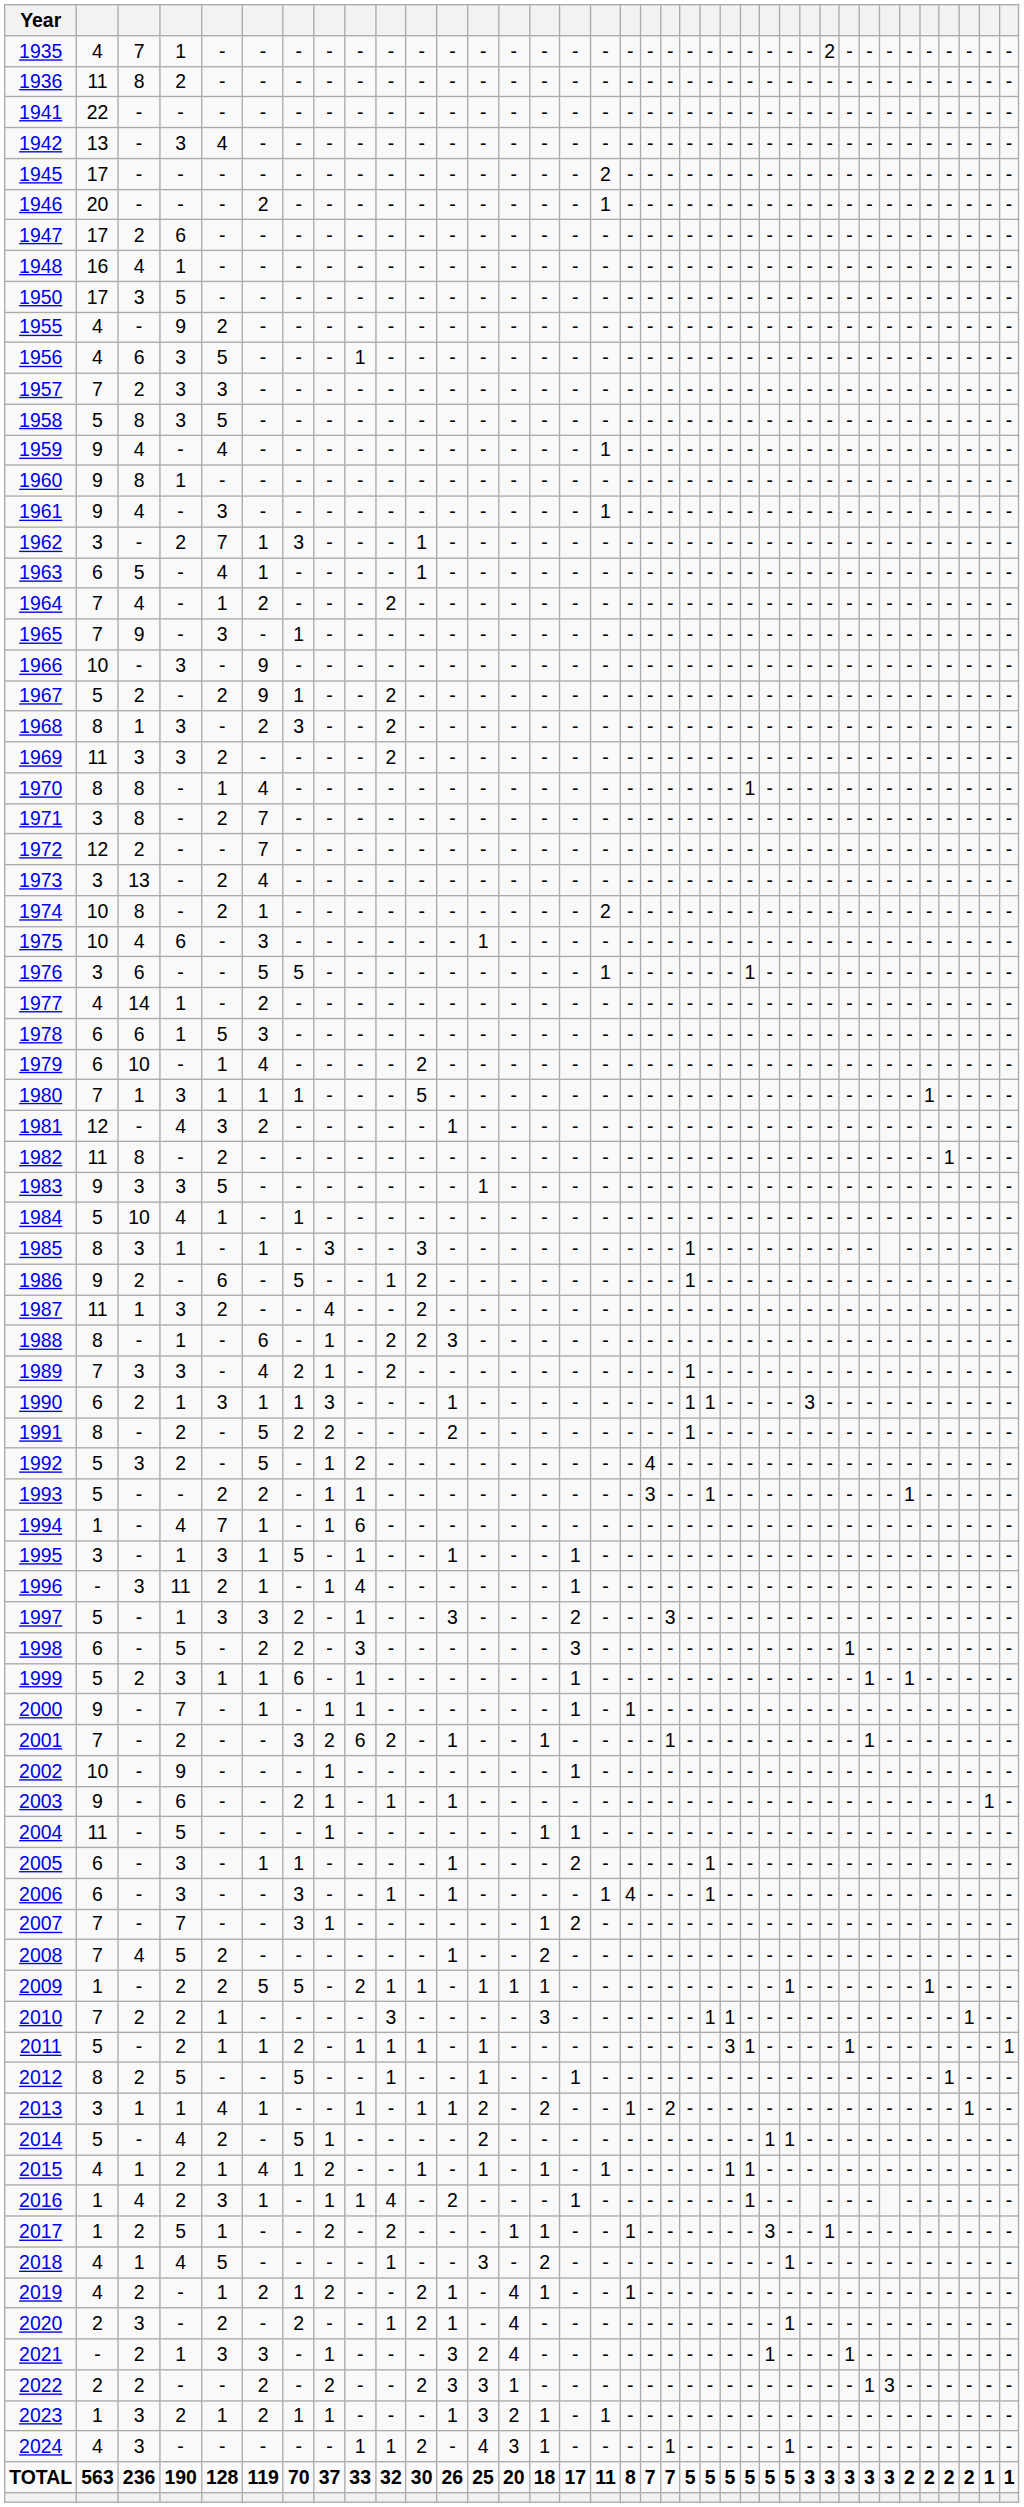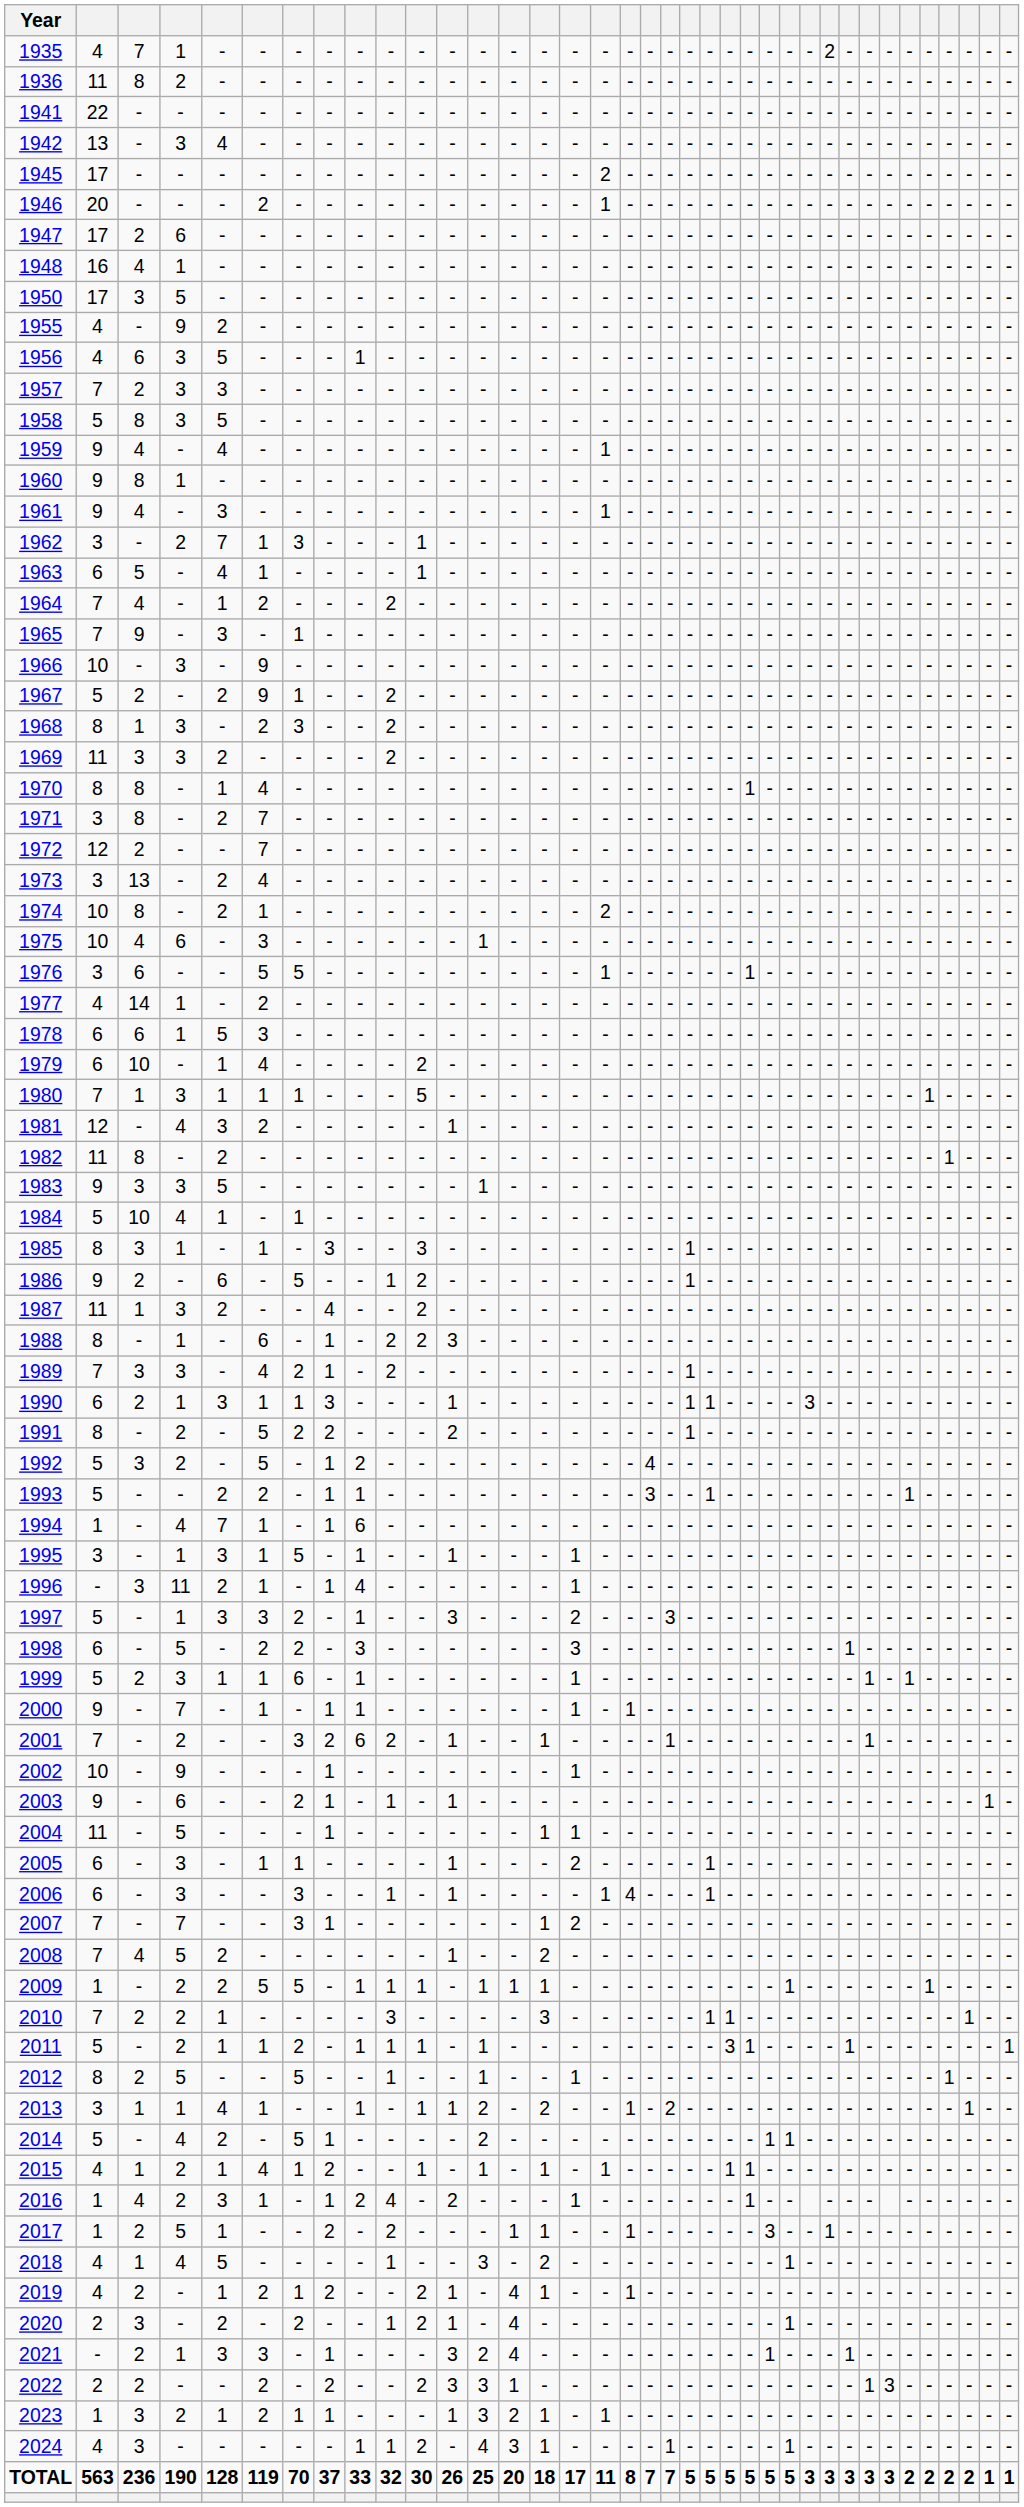(360, 1986) 2 -> (360, 1986) 1
(360, 2201) 1 -> (360, 2201) 2
